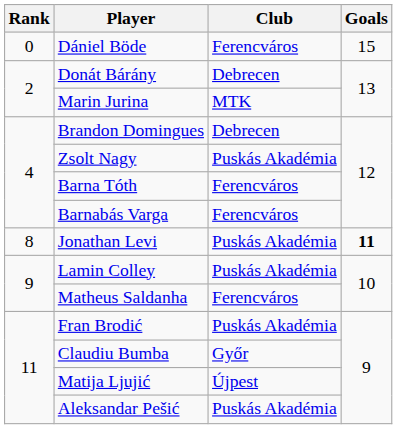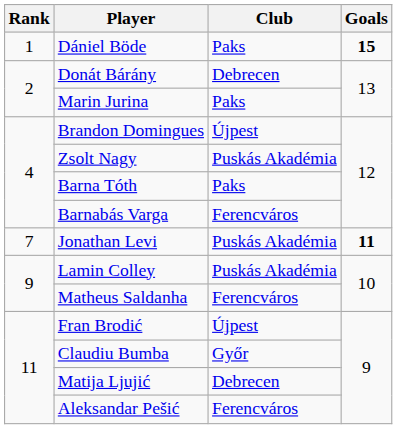(29, 46) 0 -> (29, 46) 1
(255, 46) Ferencváros -> (229, 46) Paks
(366, 46) normal -> (366, 46) bold
(232, 102) MTK -> (229, 102) Paks
(246, 130) Debrecen -> (235, 130) Újpest
(255, 185) Ferencváros -> (229, 185) Paks
(29, 241) 8 -> (29, 241) 7
(274, 325) Puskás Akadémia -> (235, 325) Újpest
(235, 381) Újpest -> (246, 381) Debrecen
(274, 409) Puskás Akadémia -> (255, 409) Ferencváros
